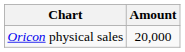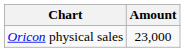(153, 36) 20,000 -> (153, 36) 23,000
